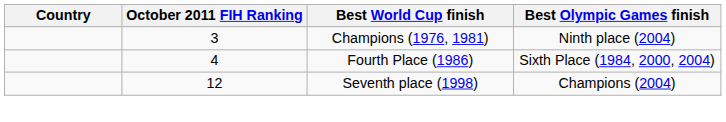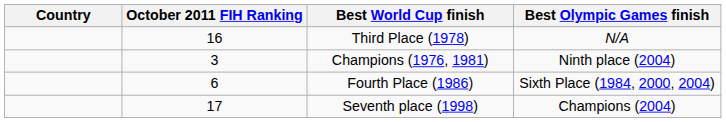+ row: (410, 38)
(215, 60) 4 -> (215, 83) 6
(215, 83) 12 -> (215, 106) 17
